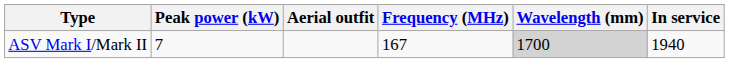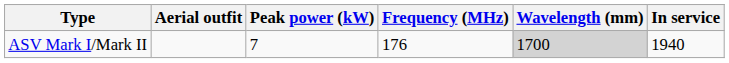columns swapped: (331, 17) <-> (217, 17)
(395, 44) 167 -> (395, 44) 176
